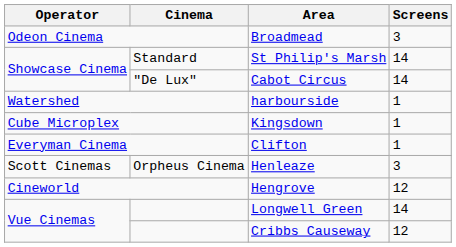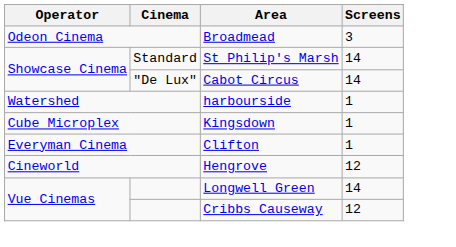- row: (283, 167)
